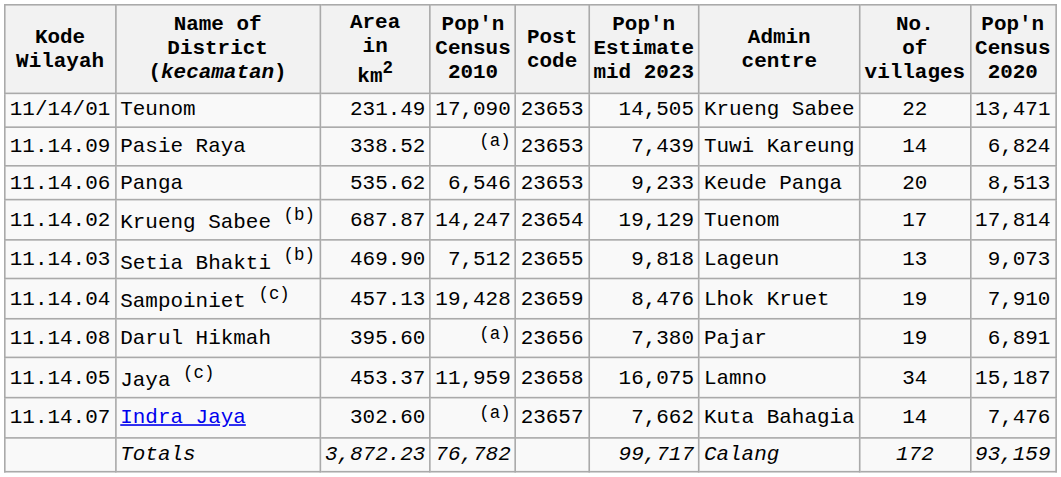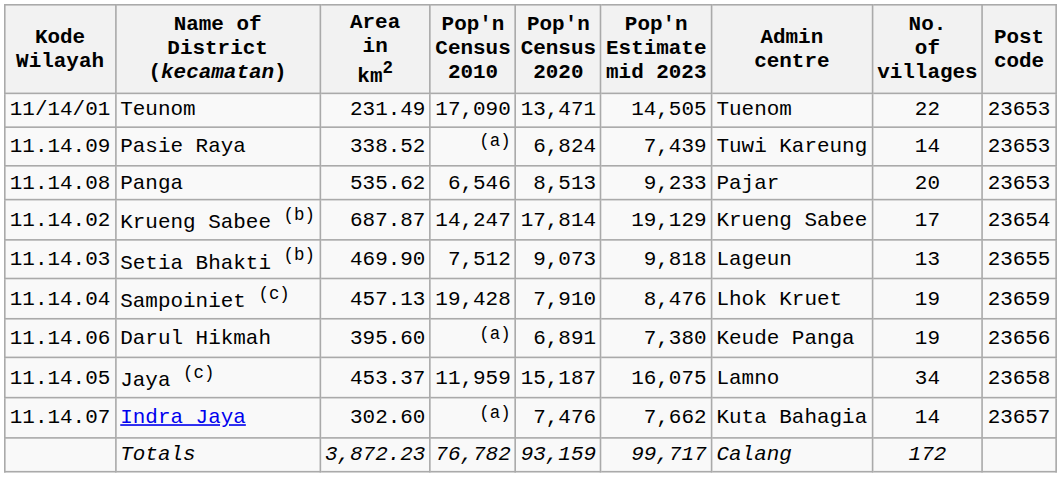columns swapped: (1013, 49) <-> (552, 49)
(779, 110) Krueng Sabee -> (754, 110) Tuenom
(60, 183) 11.14.06 -> (60, 183) 11.14.08
(773, 183) Keude Panga -> (748, 183) Pajar
(742, 220) Tuenom -> (792, 220) Krueng Sabee
(60, 338) 11.14.08 -> (60, 338) 11.14.06
(735, 338) Pajar -> (786, 338) Keude Panga
